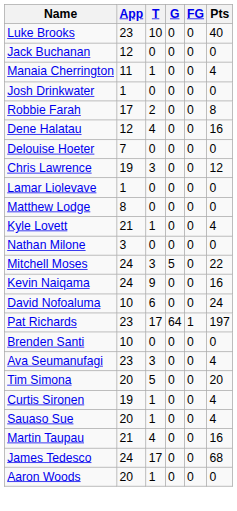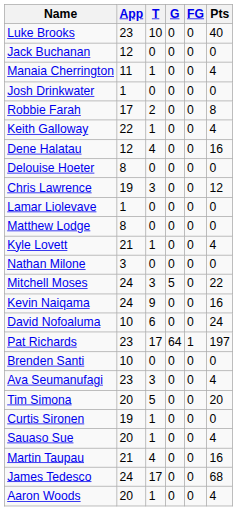+ row: (48, 129)
(123, 149) 7 -> (123, 168) 8
(213, 399) 4 -> (213, 419) 0
(213, 476) 0 -> (213, 496) 4
